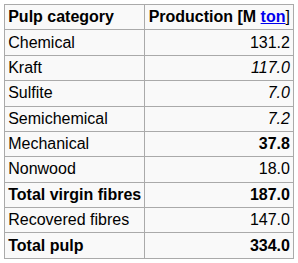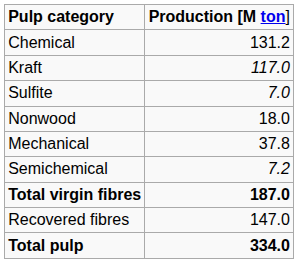rows swapped: (58, 118) <-> (42, 169)
(274, 144) bold -> (274, 144) normal
